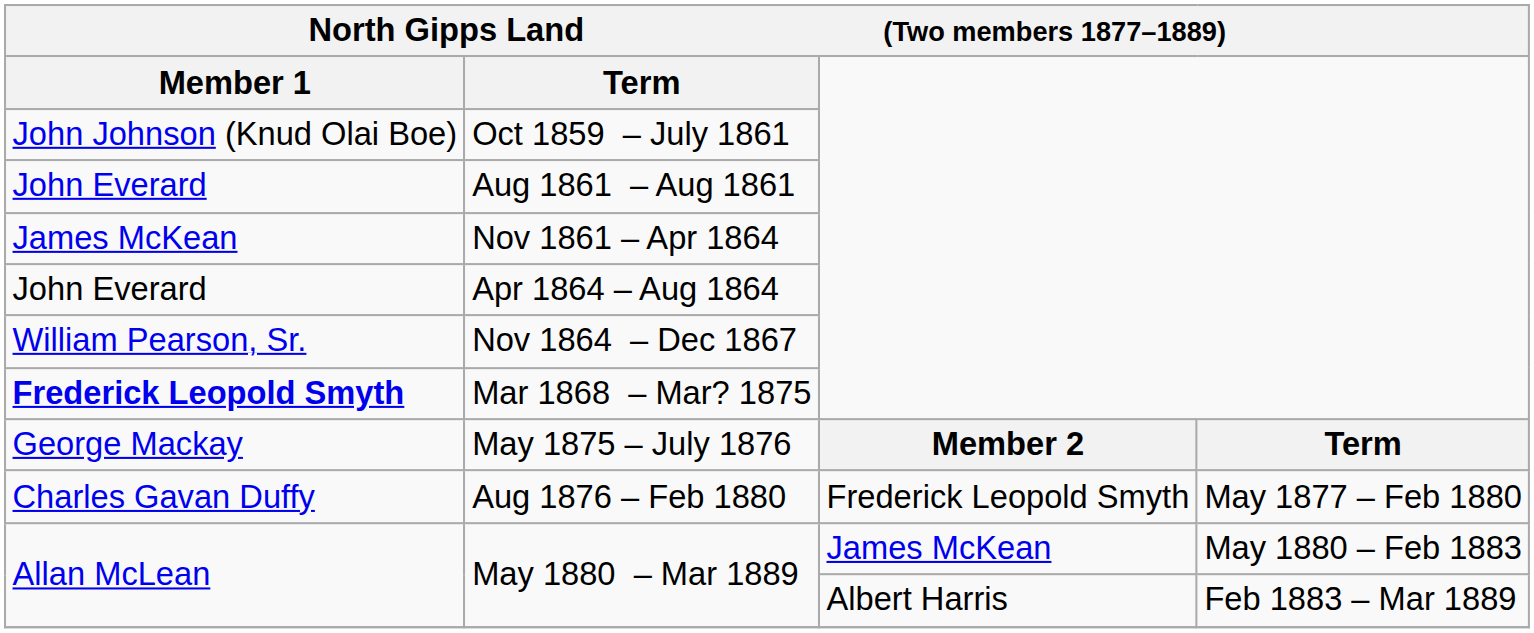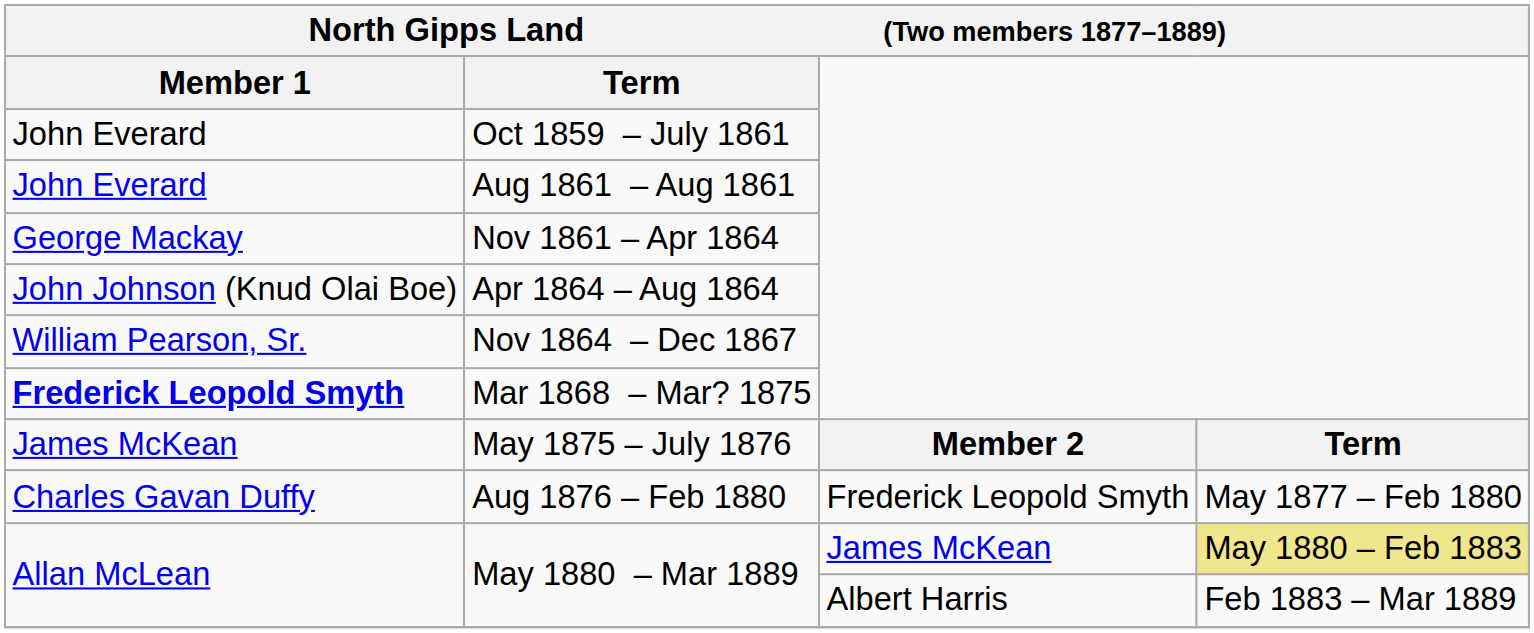(235, 133) John Johnson (Knud Olai Boe) -> (110, 133) John Everard
(125, 237) James McKean -> (128, 237) George Mackay
(110, 289) John Everard -> (235, 289) John Johnson (Knud Olai Boe)
(128, 444) George Mackay -> (125, 444) James McKean
(1363, 548) no background -> (1363, 548) khaki background
